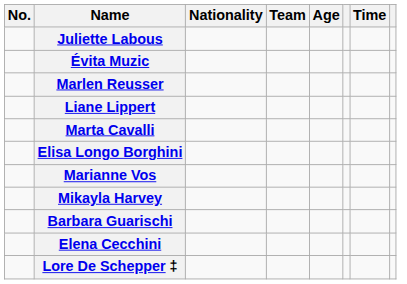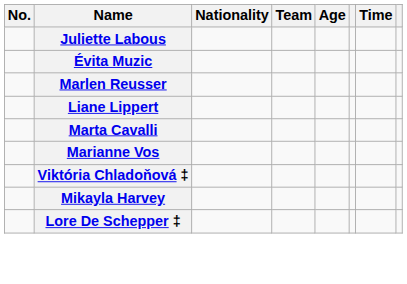- row: (110, 152)
+ row: (113, 175)
- row: (110, 221)
- row: (110, 244)
